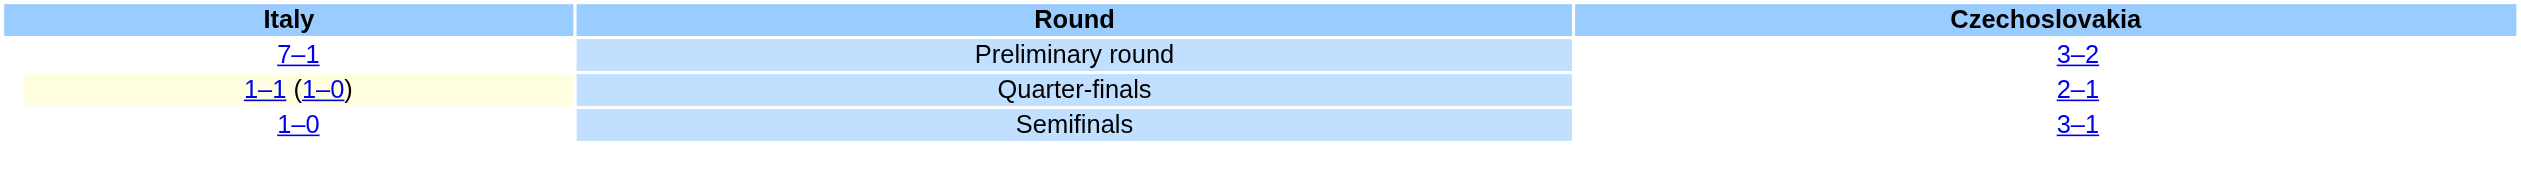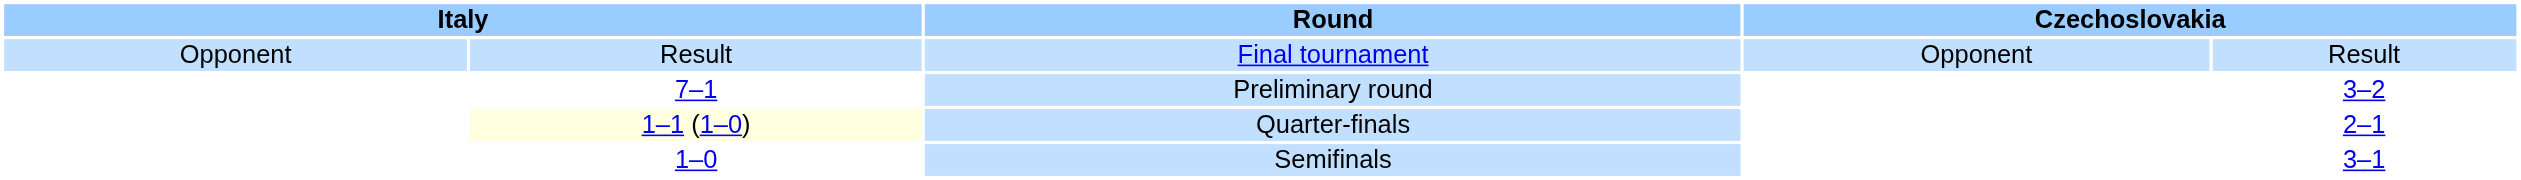+ row: (1333, 54)
